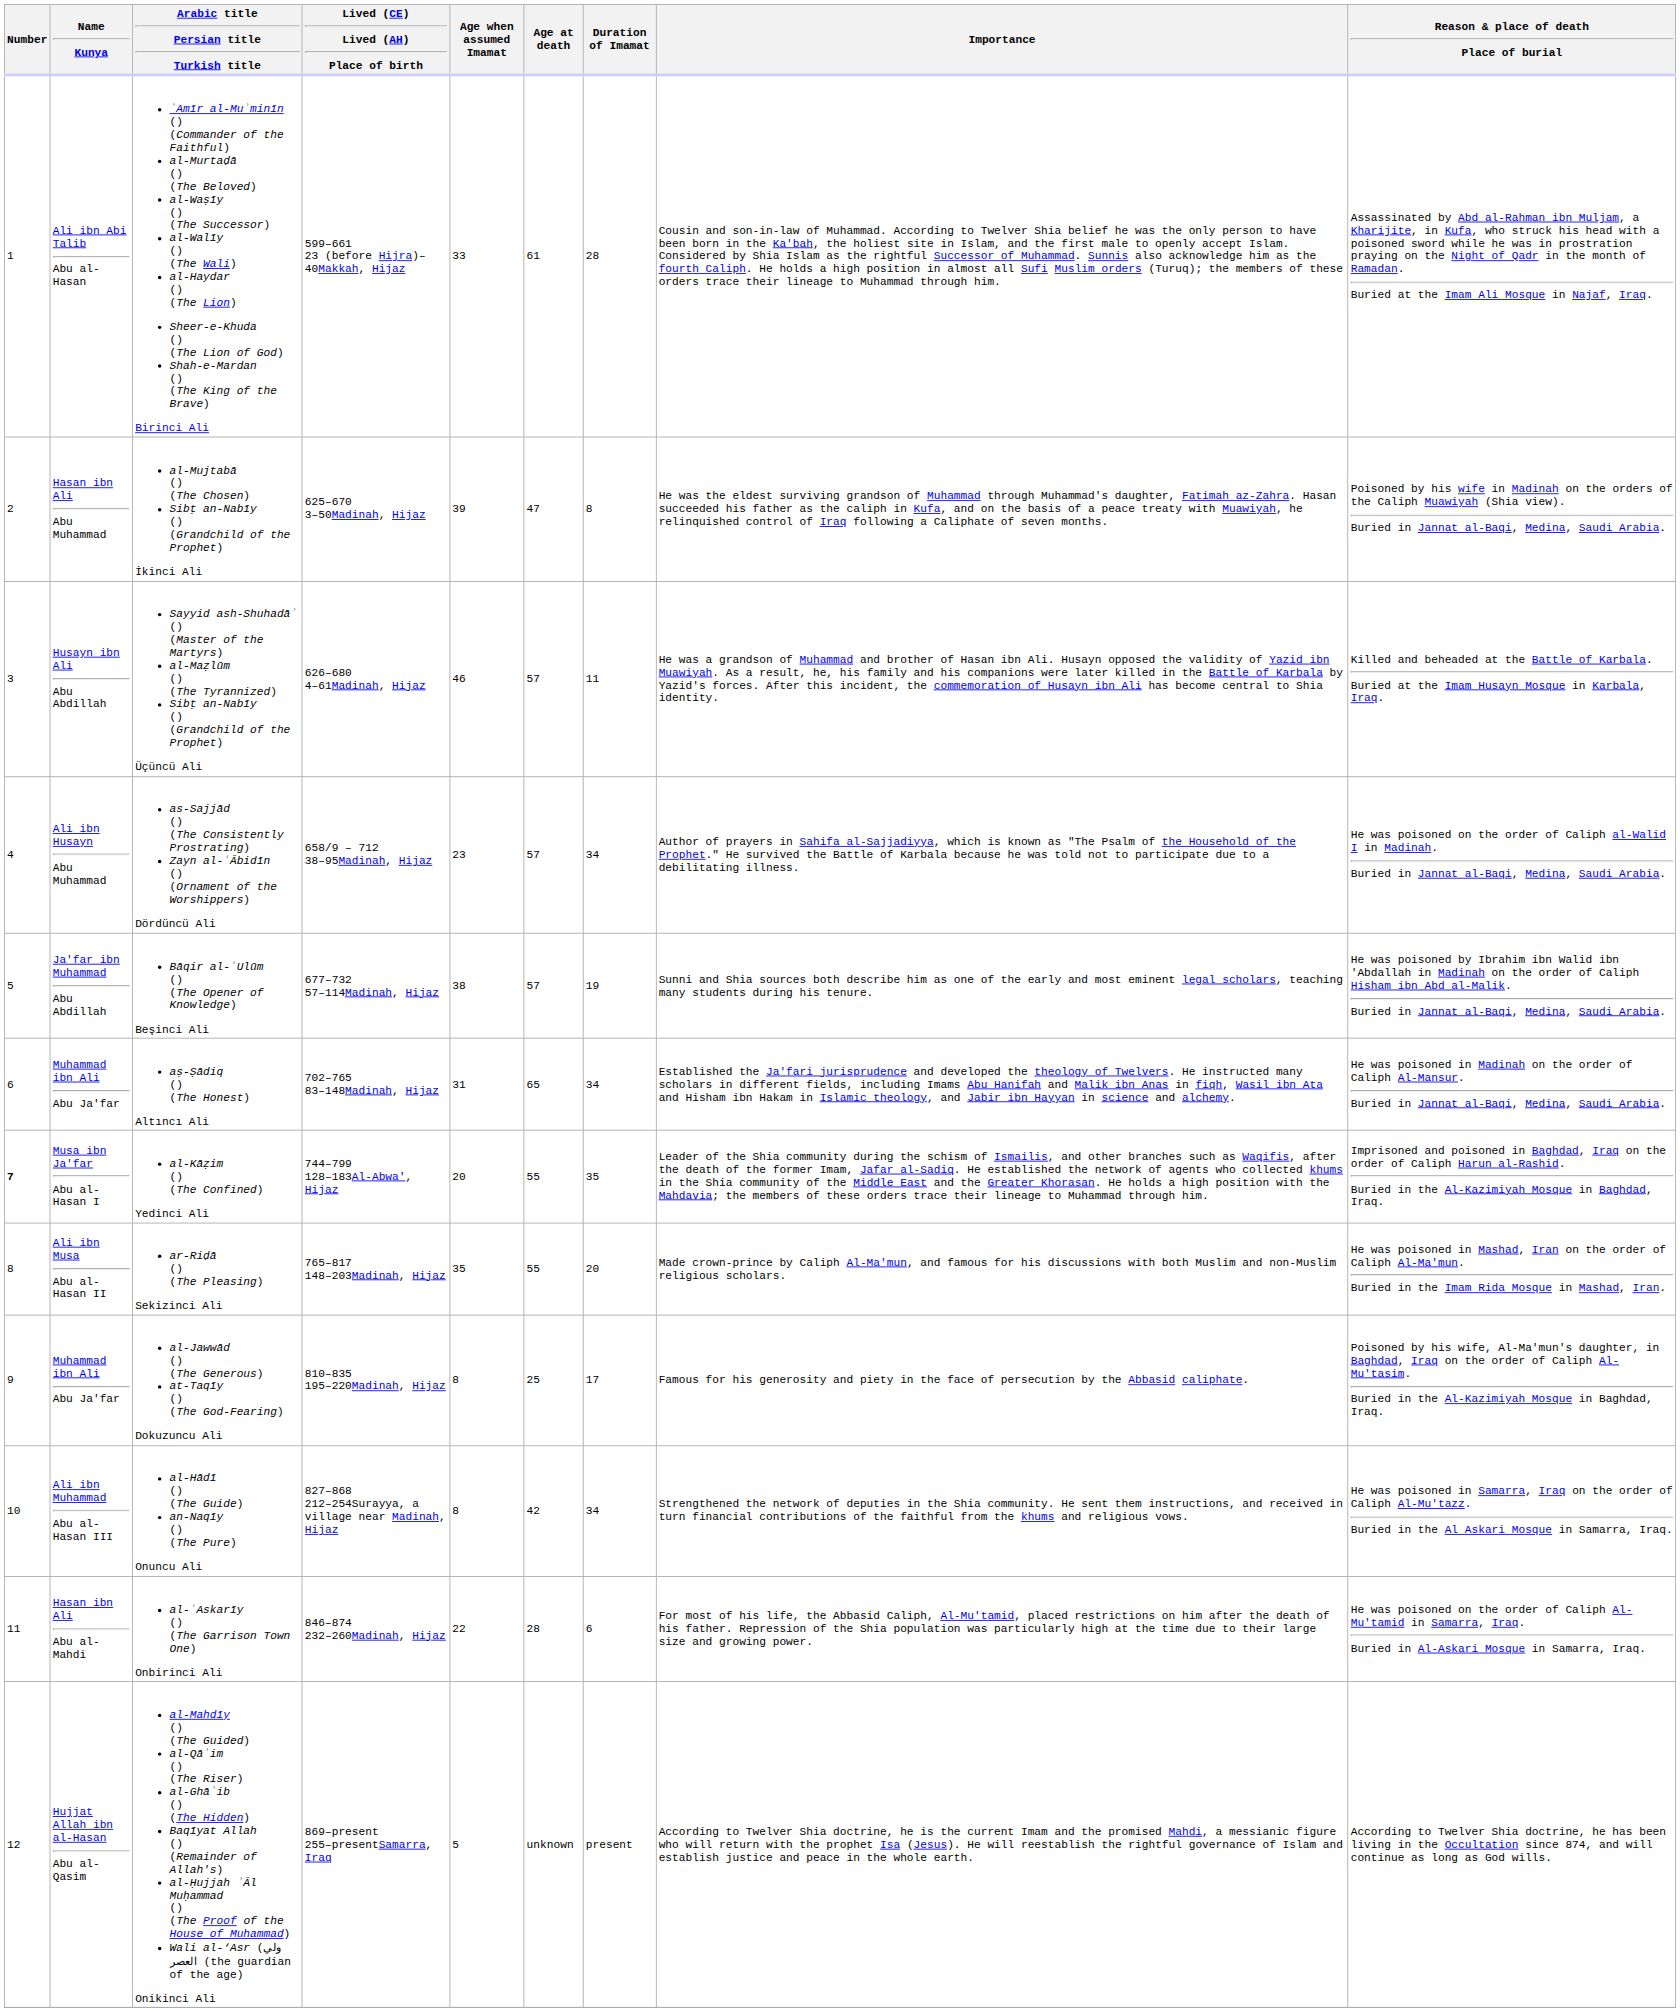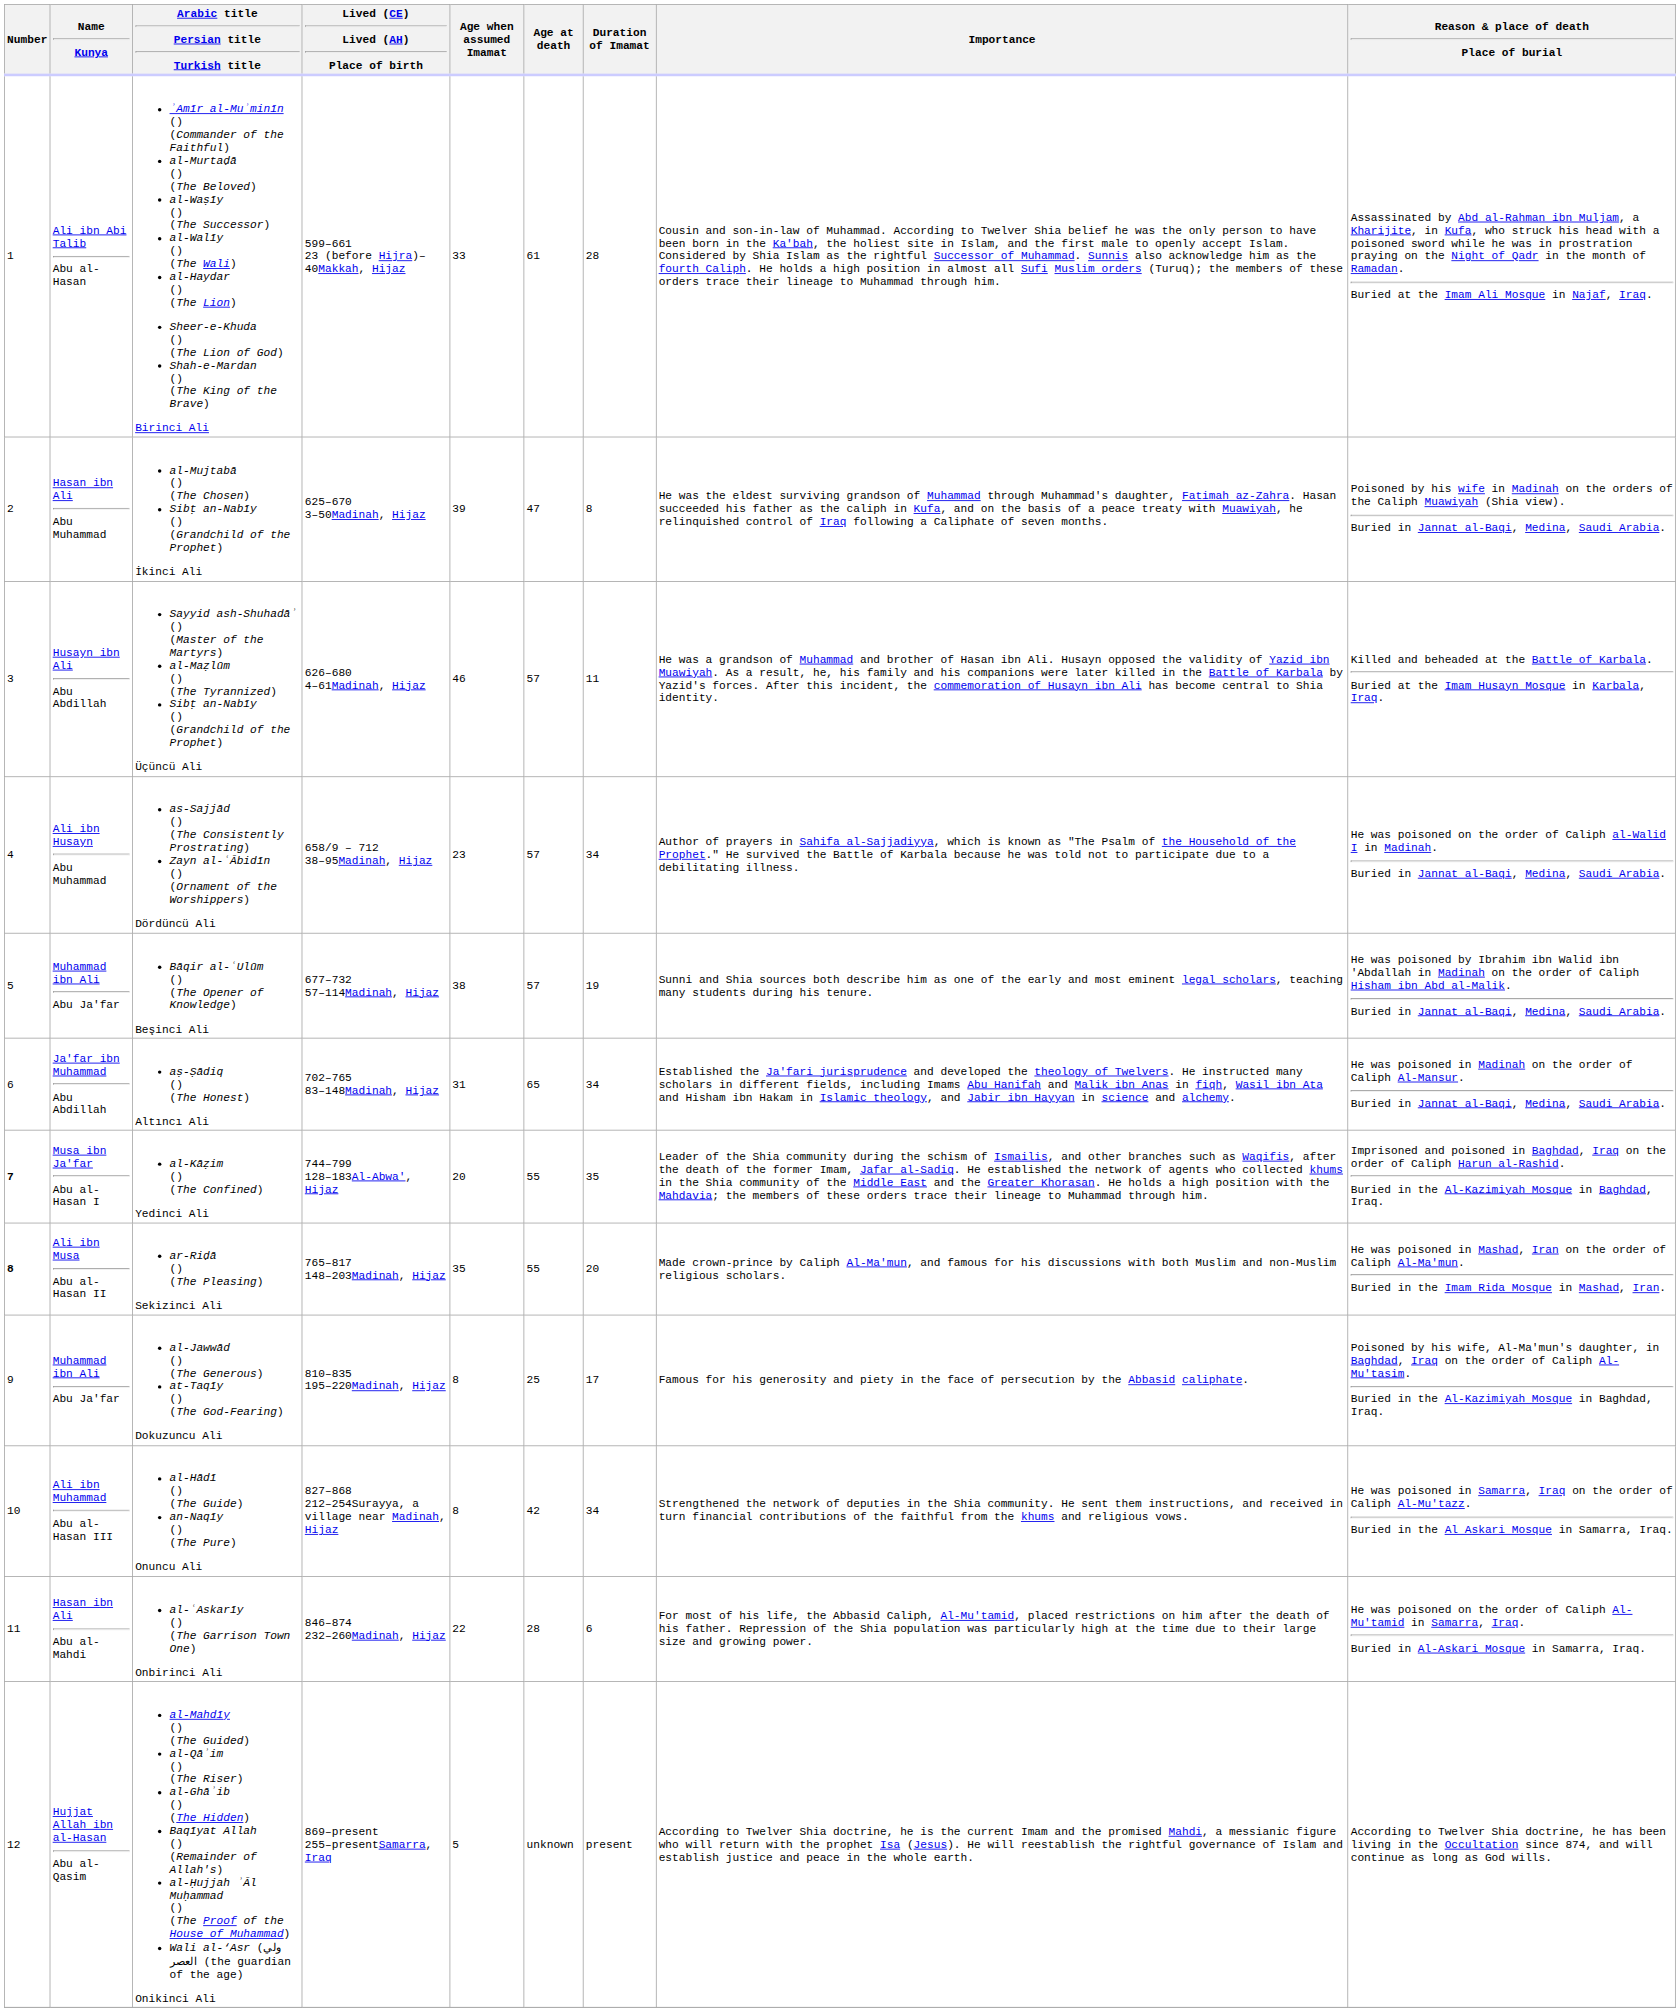(91, 986) Ja'far ibn Muhammad Abu Abdillah -> (91, 986) Muhammad ibn Ali Abu Ja'far
(91, 1084) Muhammad ibn Ali Abu Ja'far -> (91, 1084) Ja'far ibn Muhammad Abu Abdillah
(10, 1269) normal -> (10, 1269) bold
